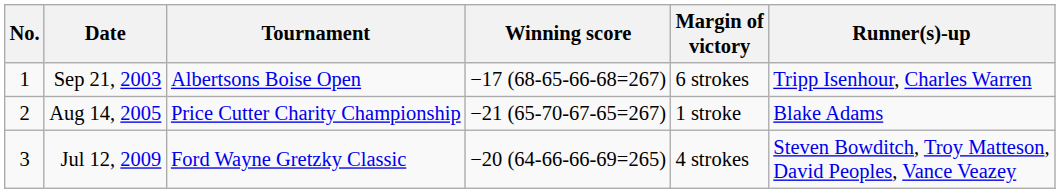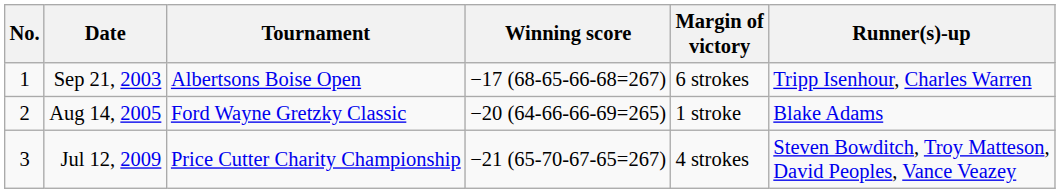(316, 113) Price Cutter Charity Championship -> (289, 113) Ford Wayne Gretzky Classic
(568, 113) −21 (65-70-67-65=267) -> (568, 113) −20 (64-66-66-69=265)
(289, 159) Ford Wayne Gretzky Classic -> (316, 159) Price Cutter Charity Championship
(568, 159) −20 (64-66-66-69=265) -> (568, 159) −21 (65-70-67-65=267)
